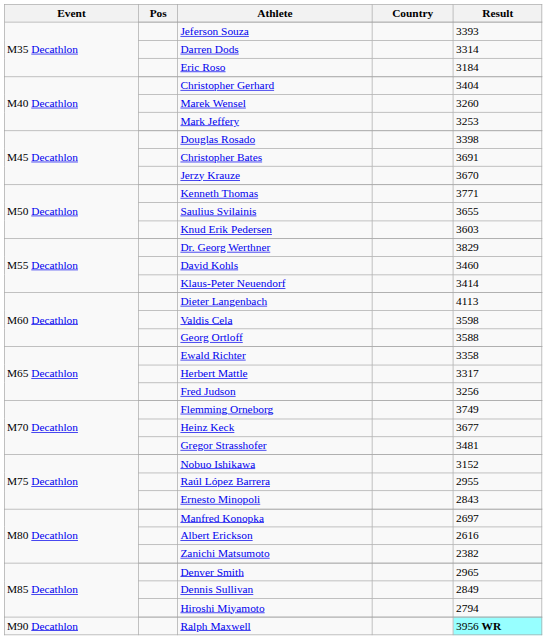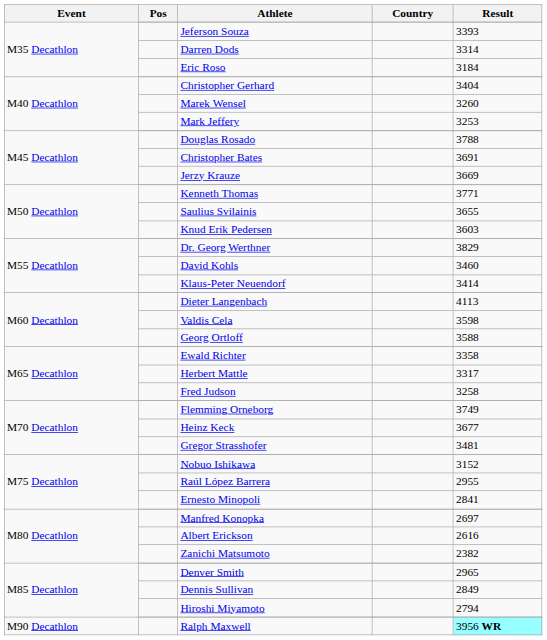(467, 139) 3398 -> (467, 139) 3788
(467, 175) 3670 -> (467, 175) 3669
(467, 391) 3256 -> (467, 391) 3258
(467, 499) 2843 -> (467, 499) 2841
